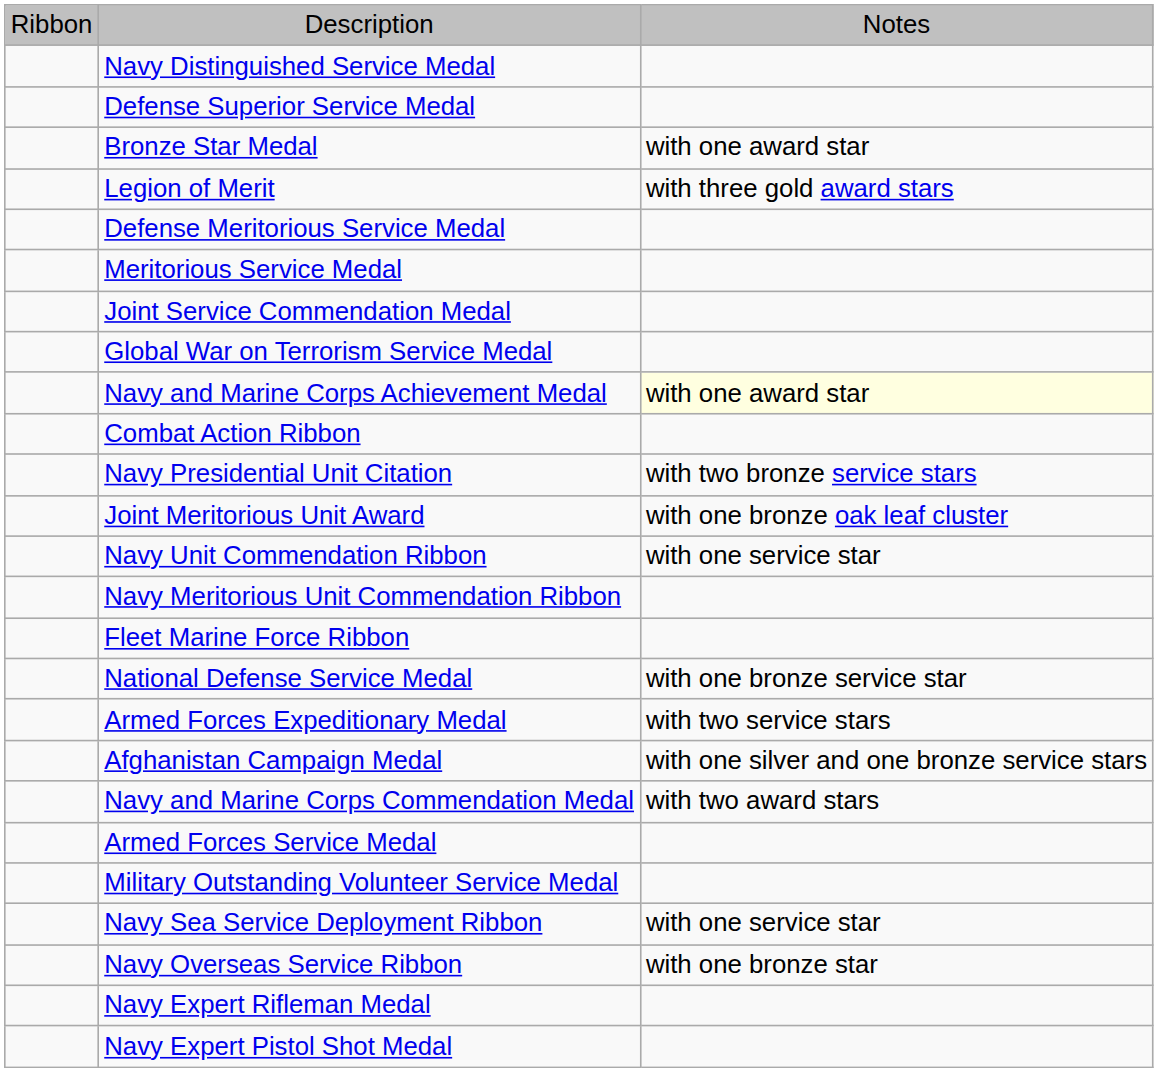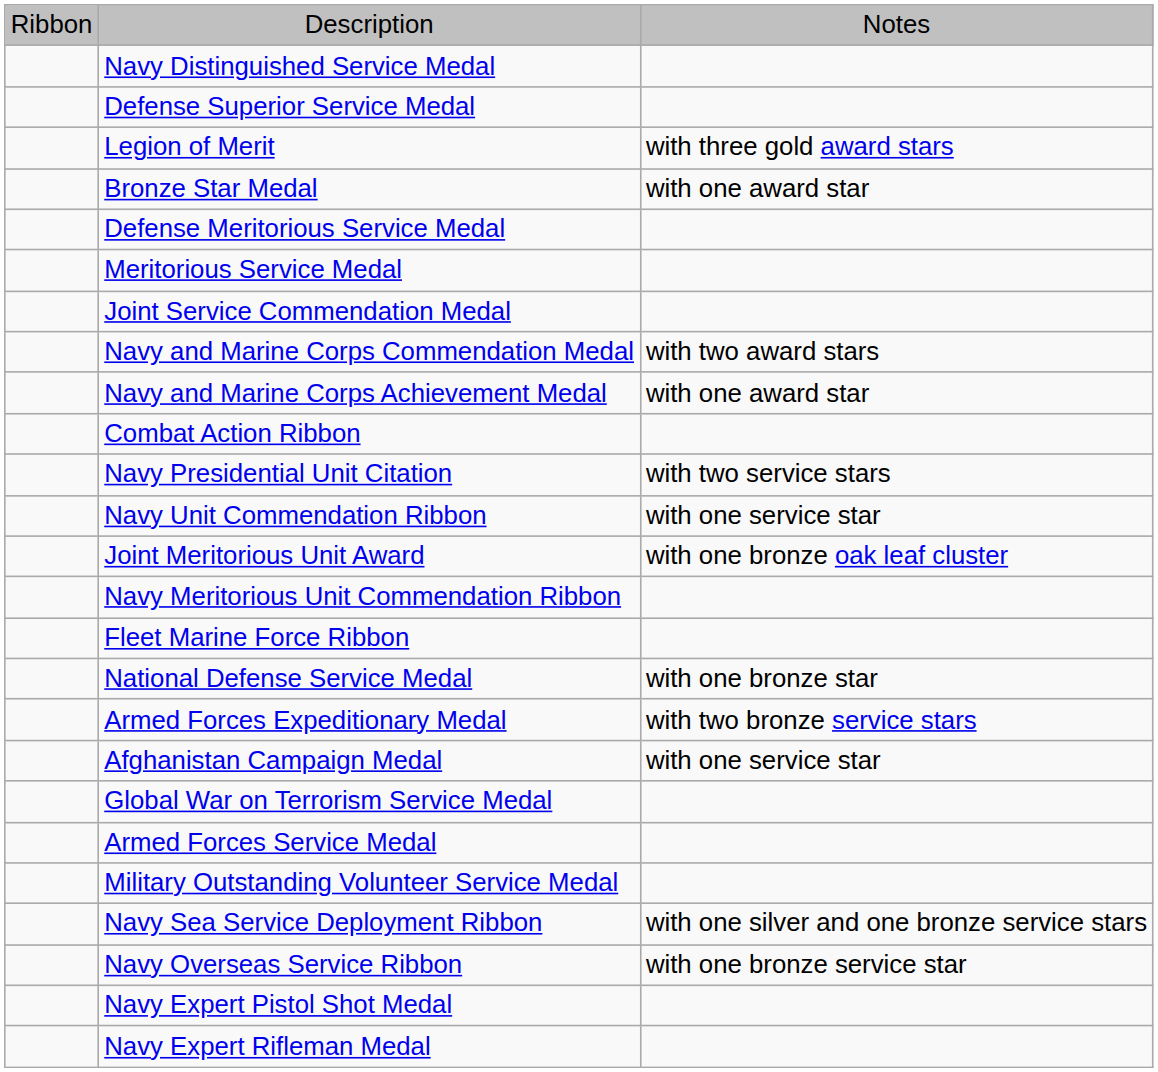rows swapped: (189, 188) <-> (211, 147)
rows swapped: (369, 801) <-> (328, 351)
(758, 392) lightyellow background -> (758, 392) no background
(811, 474) with two bronze service stars -> (768, 474) with two service stars
rows swapped: (264, 515) <-> (295, 556)
(806, 678) with one bronze service star -> (762, 678) with one bronze star
(768, 719) with two service stars -> (811, 719) with two bronze service stars
(896, 760) with one silver and one bronze service stars -> (763, 760) with one service star
(763, 923) with one service star -> (896, 923) with one silver and one bronze service stars
(762, 964) with one bronze star -> (806, 964) with one bronze service star
rows swapped: (267, 1005) <-> (278, 1046)
